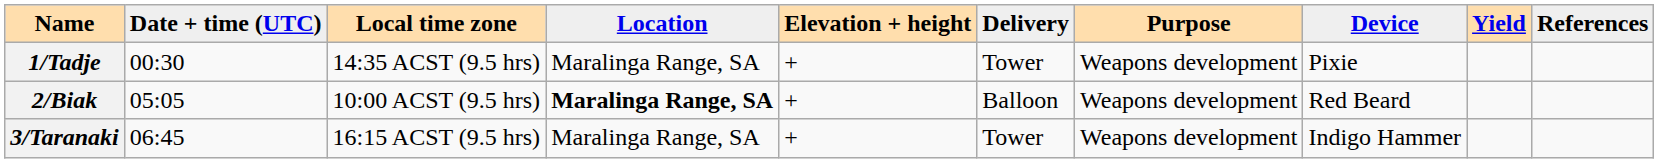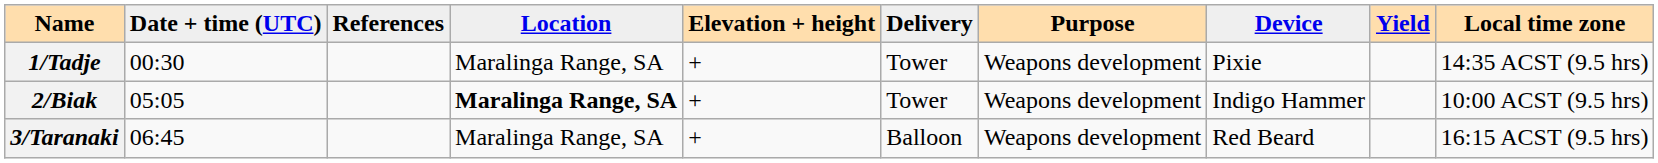columns swapped: (436, 23) <-> (1593, 23)
(1020, 99) Balloon -> (917, 99) Tower
(1359, 99) Red Beard -> (1289, 99) Indigo Hammer
(1013, 137) Tower -> (924, 137) Balloon
(1385, 137) Indigo Hammer -> (1263, 137) Red Beard
